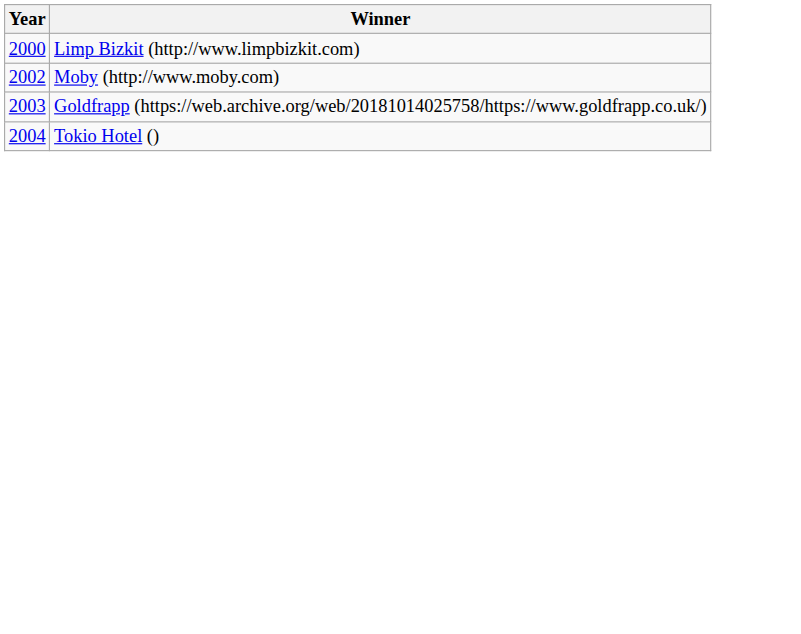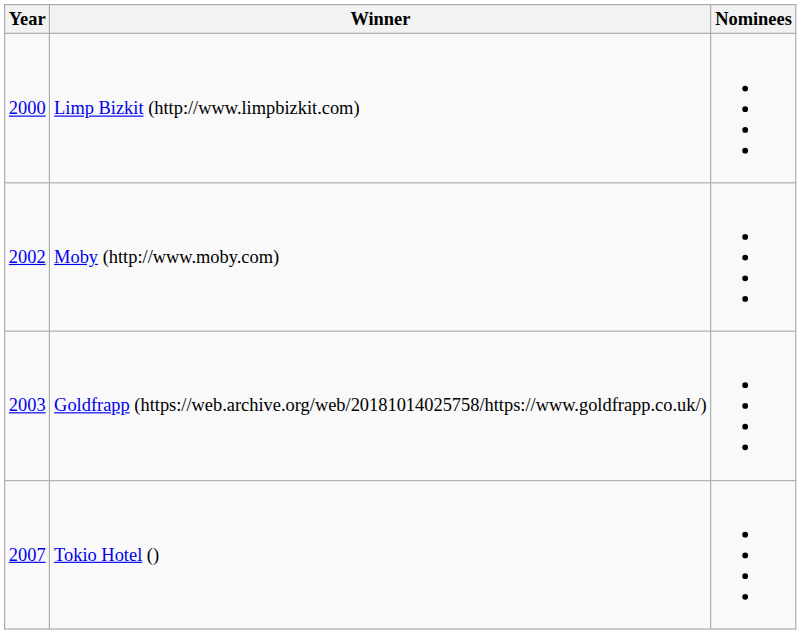+ column: (753, 19)
(27, 135) 2004 -> (27, 554) 2007
